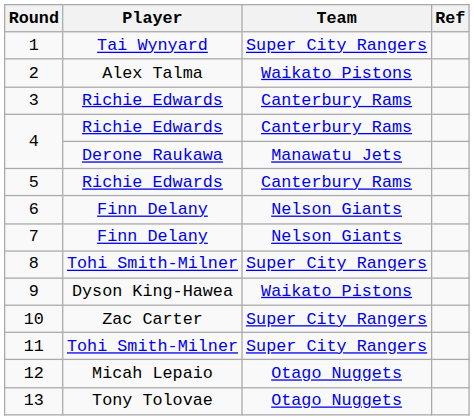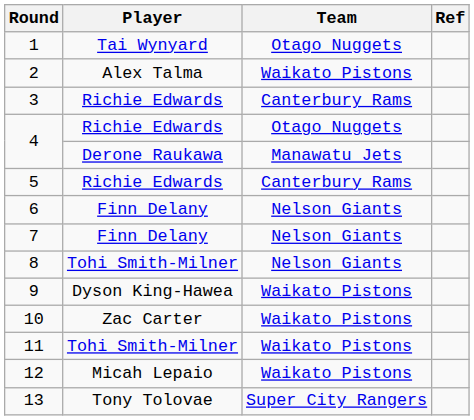(337, 46) Super City Rangers -> (337, 46) Otago Nuggets
(337, 128) Canterbury Rams -> (337, 128) Otago Nuggets
(337, 264) Super City Rangers -> (337, 264) Nelson Giants
(337, 319) Super City Rangers -> (337, 319) Waikato Pistons
(337, 346) Super City Rangers -> (337, 346) Waikato Pistons
(337, 374) Otago Nuggets -> (337, 374) Waikato Pistons
(337, 401) Otago Nuggets -> (337, 401) Super City Rangers
